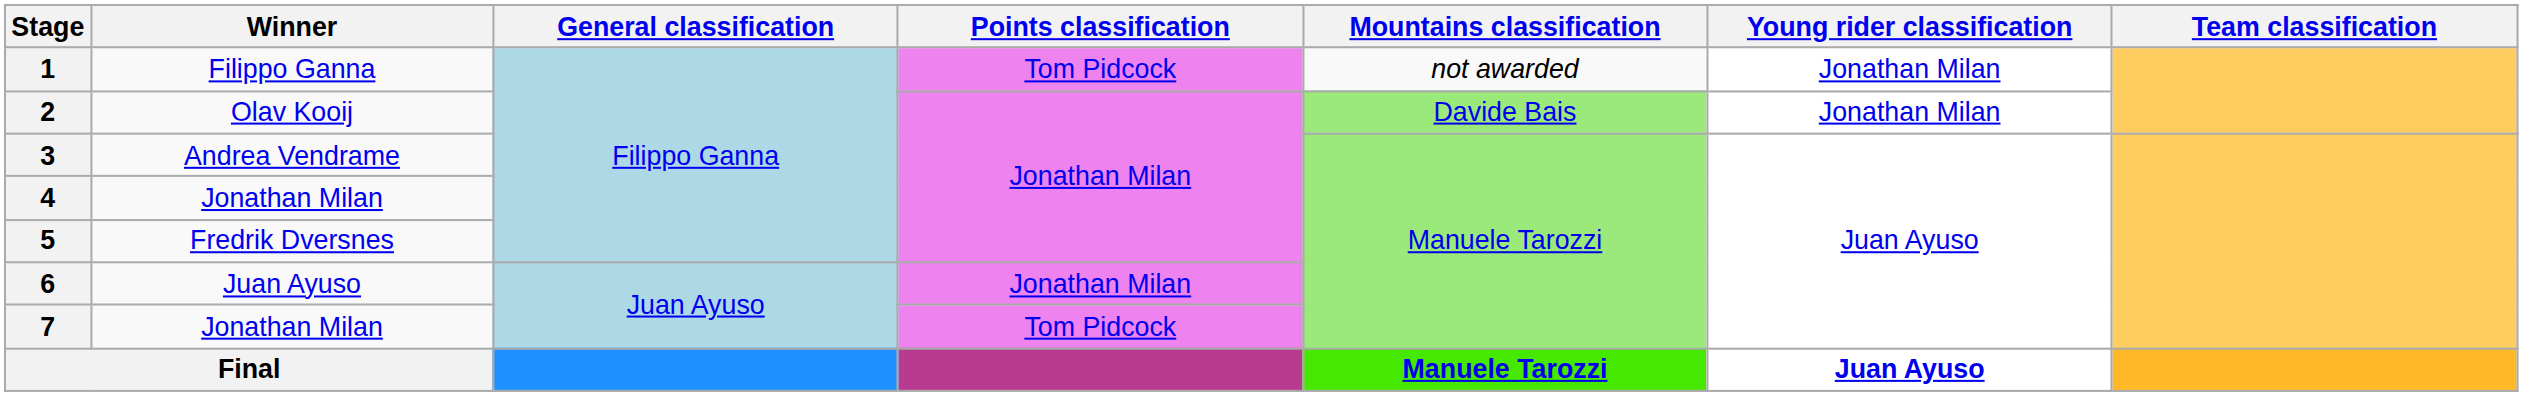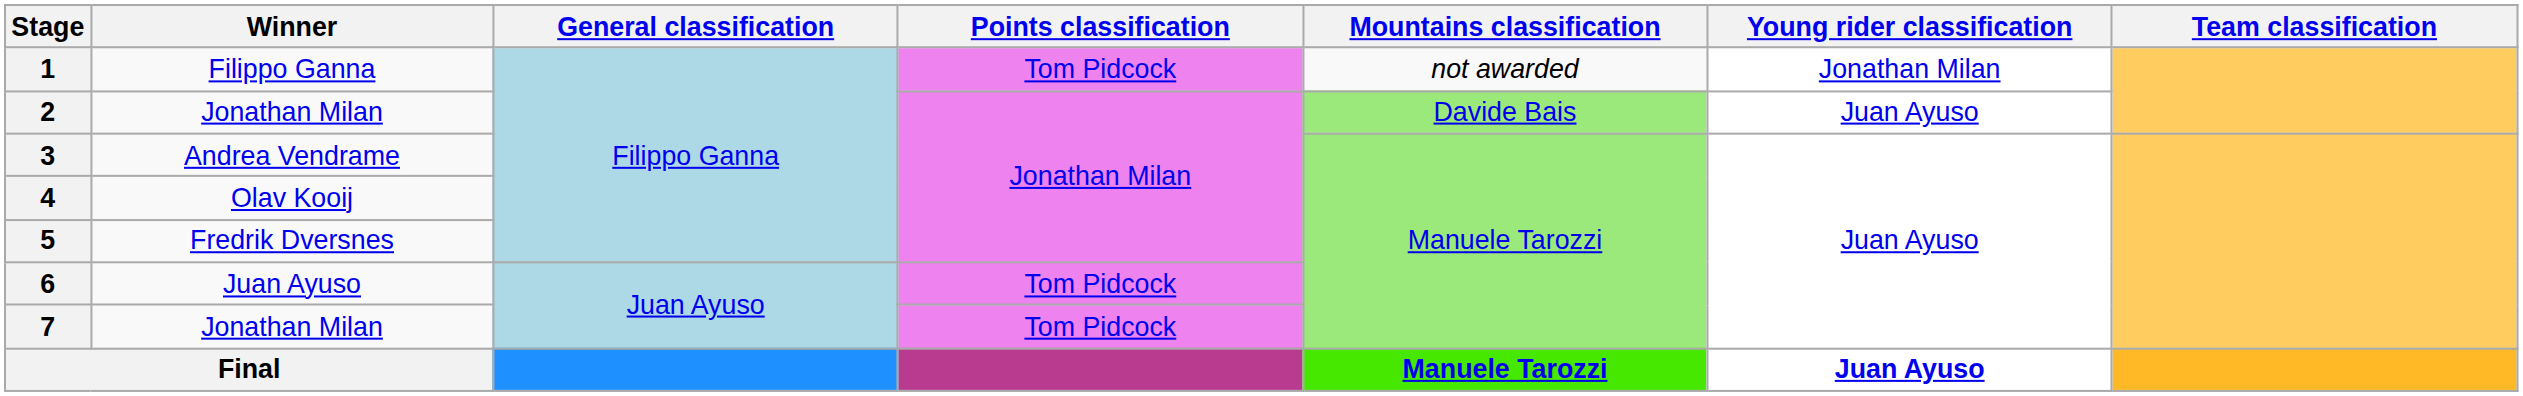(292, 112) Olav Kooij -> (292, 112) Jonathan Milan
(1910, 112) Jonathan Milan -> (1910, 112) Juan Ayuso
(292, 198) Jonathan Milan -> (292, 198) Olav Kooij
(1100, 284) Jonathan Milan -> (1100, 284) Tom Pidcock
